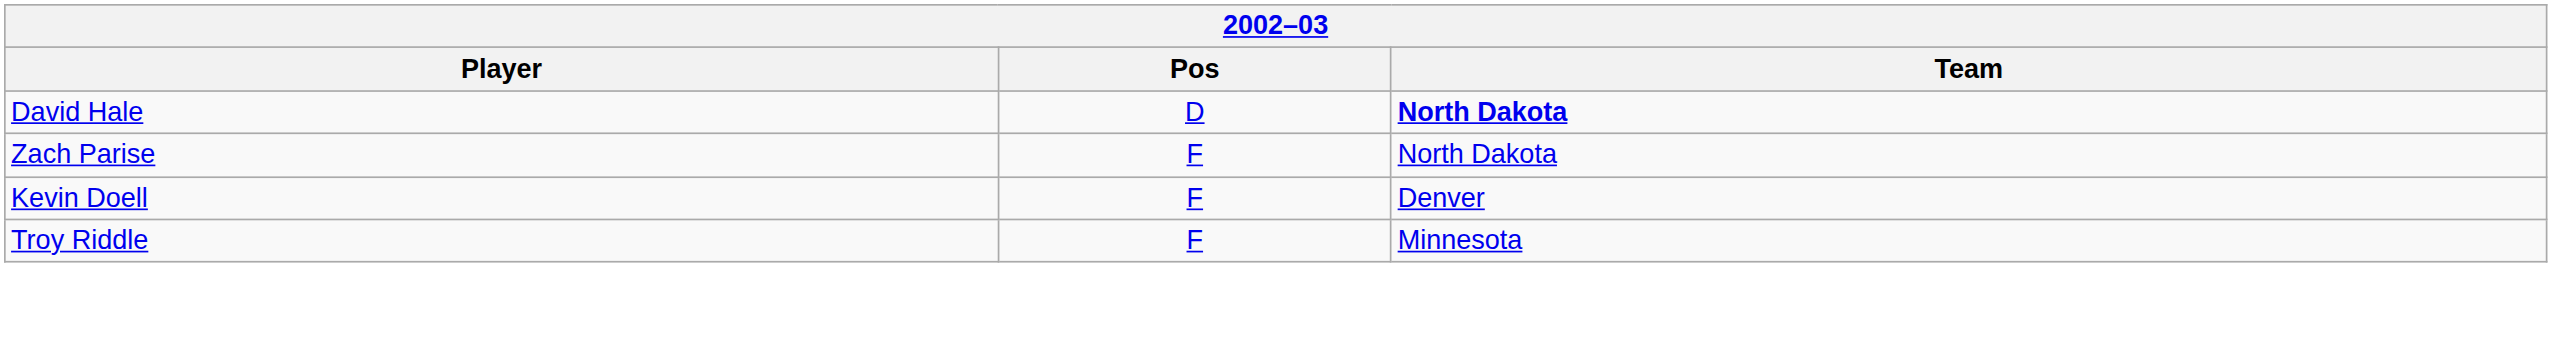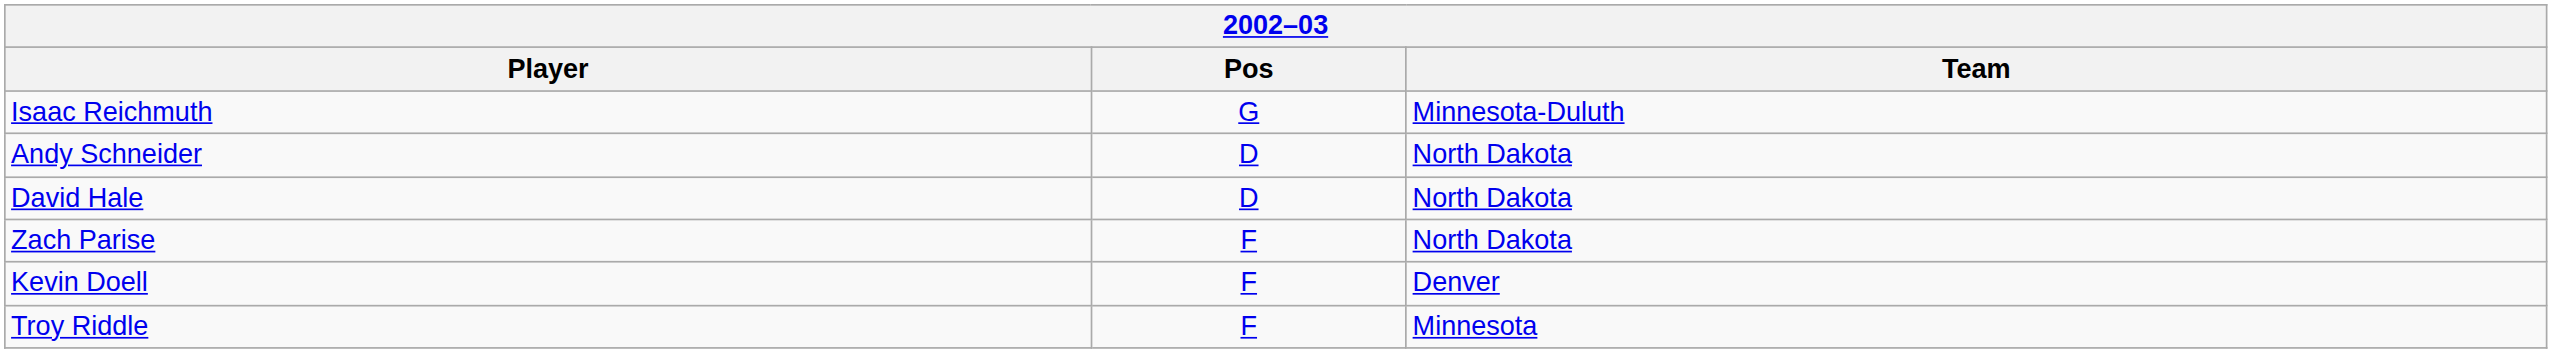+ row: (112, 111)
+ row: (107, 154)
(1483, 111) bold -> (1492, 197) normal
